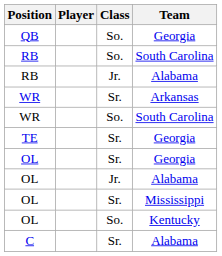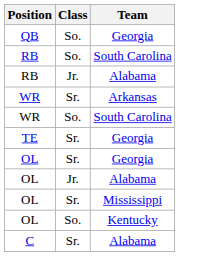- column: (76, 14)
